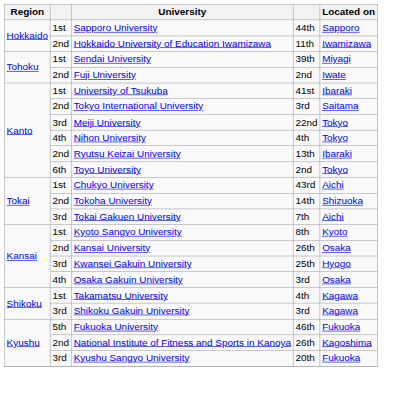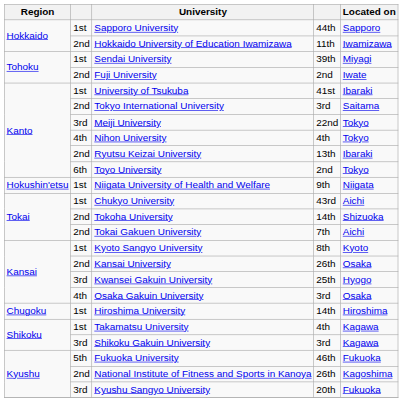+ row: (182, 185)
(60, 216) 3rd -> (81, 232) 2nd
+ row: (140, 311)
